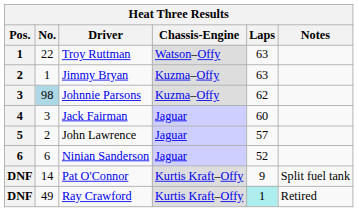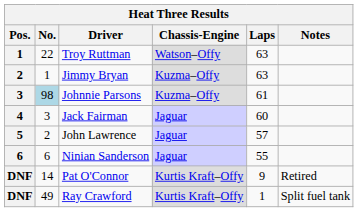(262, 95) 62 -> (262, 95) 61
(262, 156) 52 -> (262, 156) 55
(315, 176) Split fuel tank -> (299, 176) Retired
(262, 196) paleturquoise background -> (262, 196) no background
(299, 196) Retired -> (315, 196) Split fuel tank
